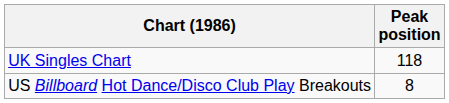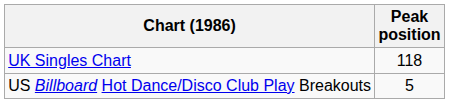(410, 85) 8 -> (410, 85) 5
